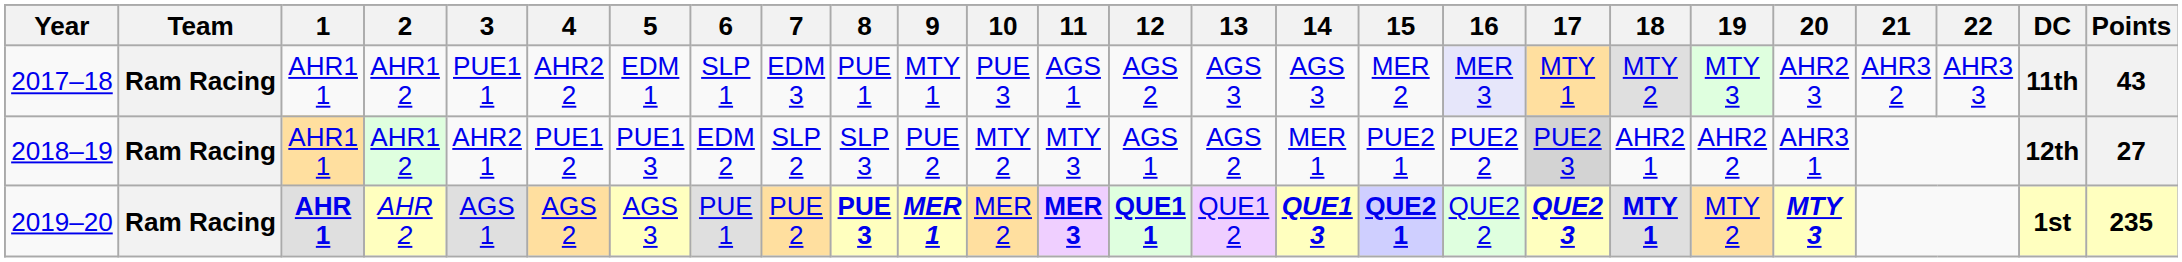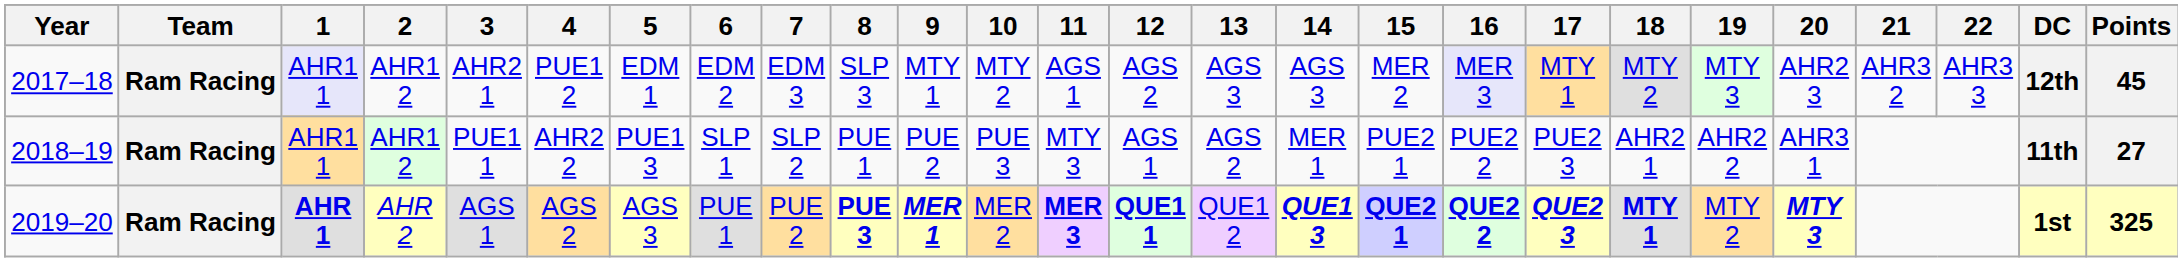(323, 81) no background -> (323, 81) lavender background
(487, 81) PUE1 1 -> (487, 81) AHR2 1
(569, 81) AHR2 2 -> (569, 81) PUE1 2
(726, 81) SLP 1 -> (726, 81) EDM 2
(864, 81) PUE 1 -> (864, 81) SLP 3
(1003, 81) PUE 3 -> (1003, 81) MTY 2
(2052, 81) 11th -> (2052, 81) 12th
(2131, 81) 43 -> (2131, 81) 45
(487, 151) AHR2 1 -> (487, 151) PUE1 1
(569, 151) PUE1 2 -> (569, 151) AHR2 2
(726, 151) EDM 2 -> (726, 151) SLP 1
(864, 151) SLP 3 -> (864, 151) PUE 1
(1003, 151) MTY 2 -> (1003, 151) PUE 3
(1568, 151) lightgrey background -> (1568, 151) no background
(2052, 151) 12th -> (2052, 151) 11th
(1484, 221) normal -> (1484, 221) bold
(2131, 221) 235 -> (2131, 221) 325
